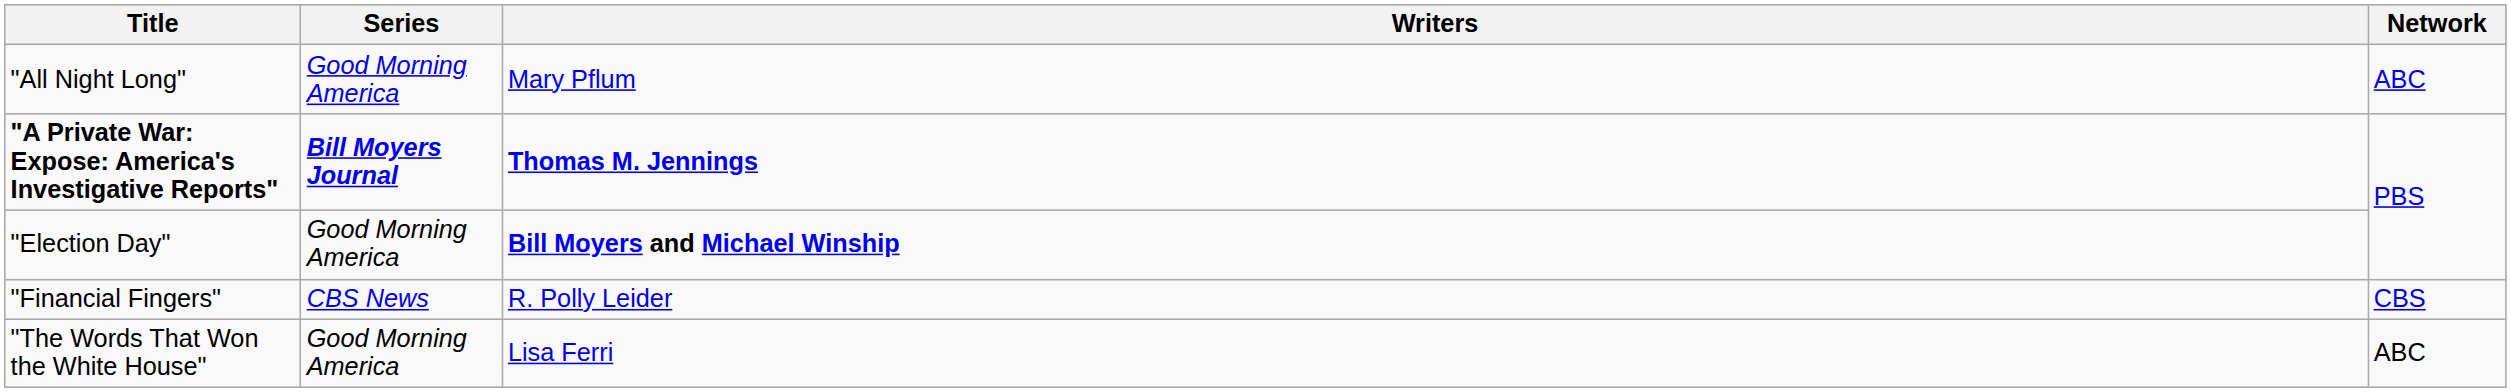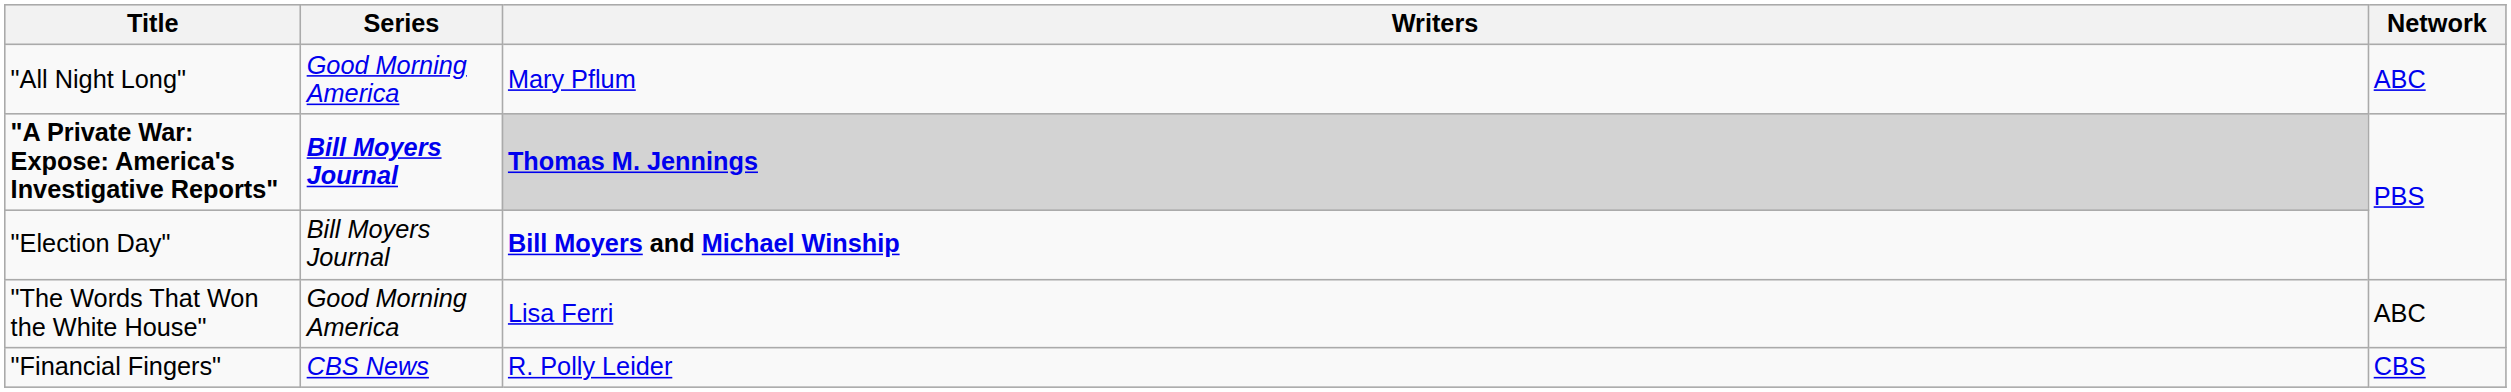(633, 161) no background -> (633, 161) lightgrey background
(387, 244) Good Morning America -> (368, 244) Bill Moyers Journal
rows swapped: (116, 298) <-> (135, 352)
